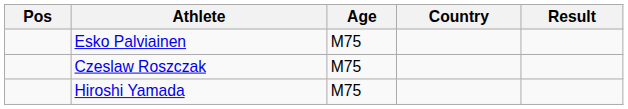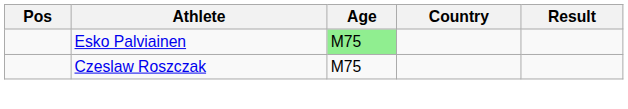(346, 41) no background -> (346, 41) lightgreen background
- row: (130, 91)
